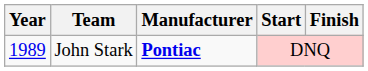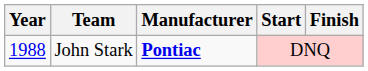(27, 50) 1989 -> (27, 50) 1988
